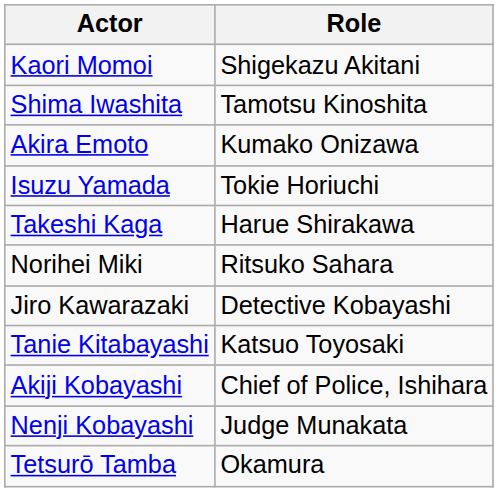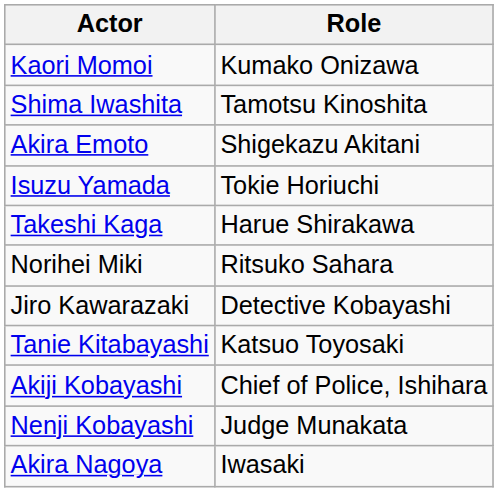(320, 64) Shigekazu Akitani -> (319, 64) Kumako Onizawa
(319, 144) Kumako Onizawa -> (320, 144) Shigekazu Akitani
+ row: (86, 465)
- row: (93, 465)
